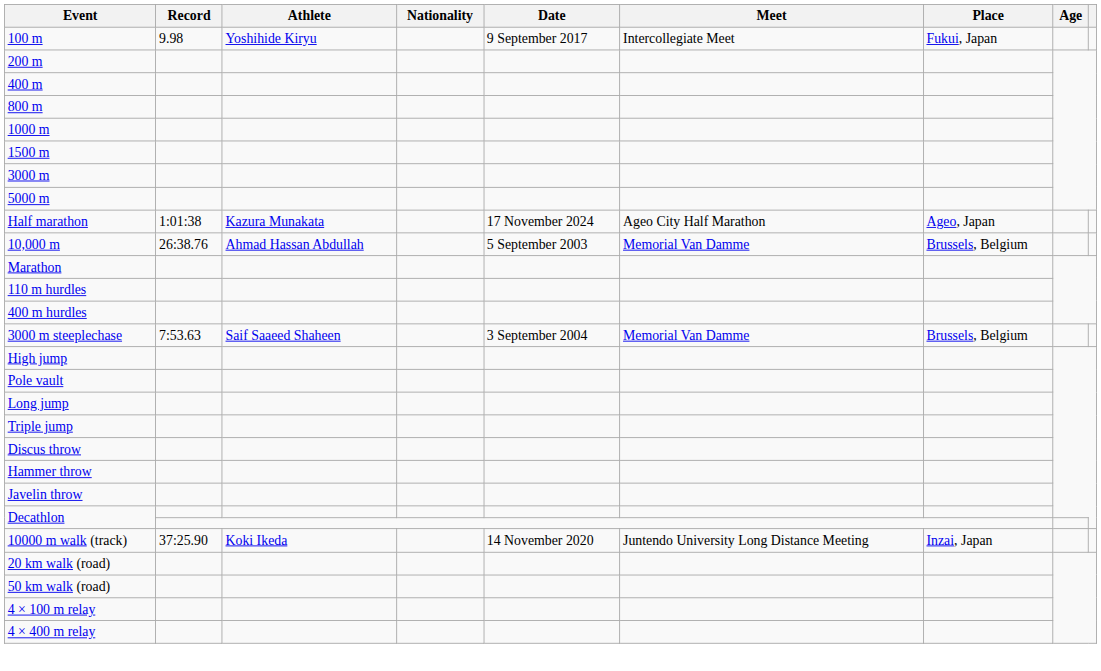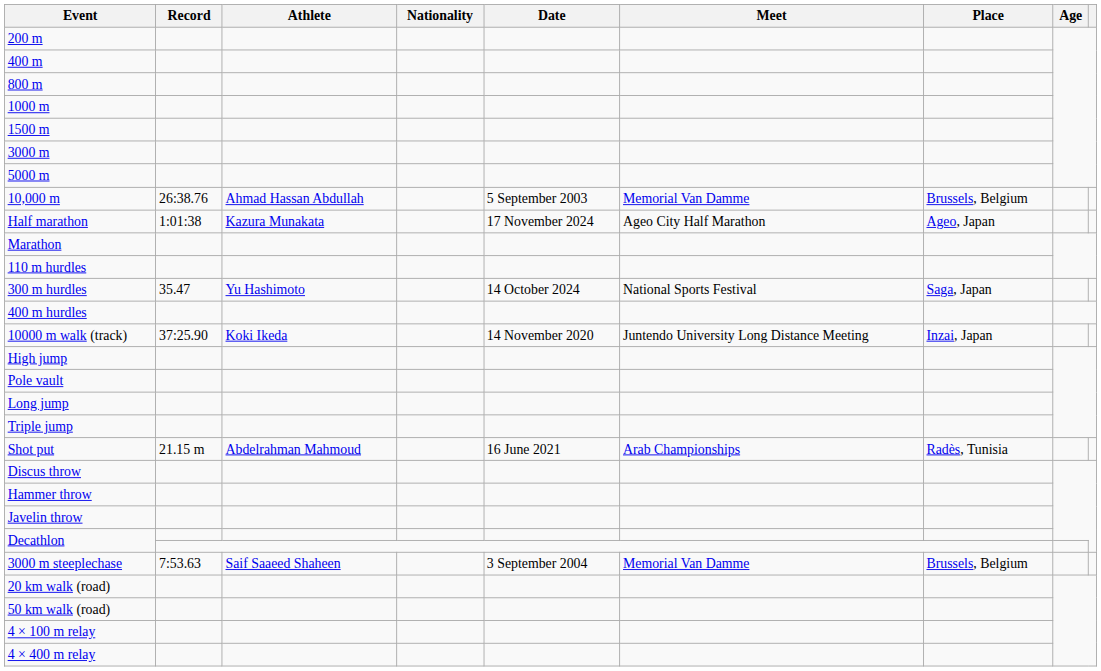- row: (25, 38)
rows swapped: (34, 244) <-> (48, 221)
+ row: (47, 289)
rows swapped: (65, 335) <-> (67, 540)
+ row: (31, 449)
